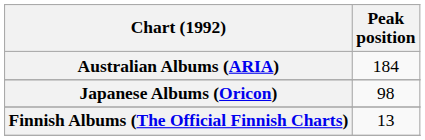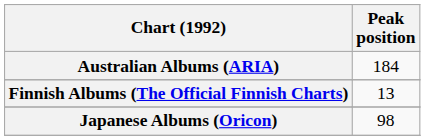rows swapped: (178, 120) <-> (178, 93)
